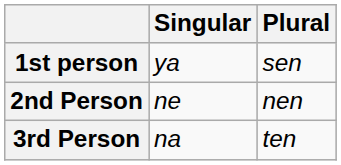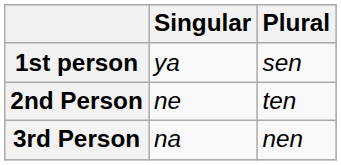(283, 100) nen -> (279, 100) ten
(279, 139) ten -> (283, 139) nen
